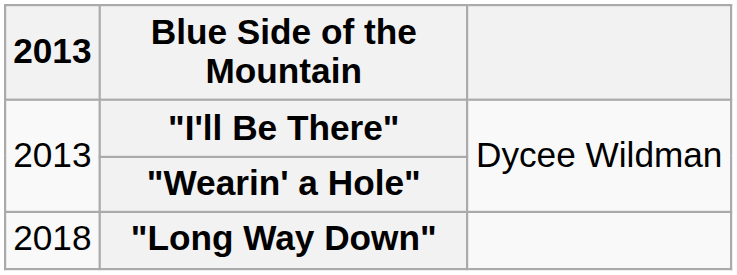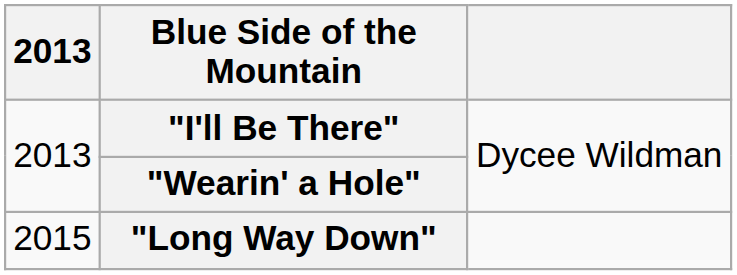(52, 239) 2018 -> (52, 239) 2015
